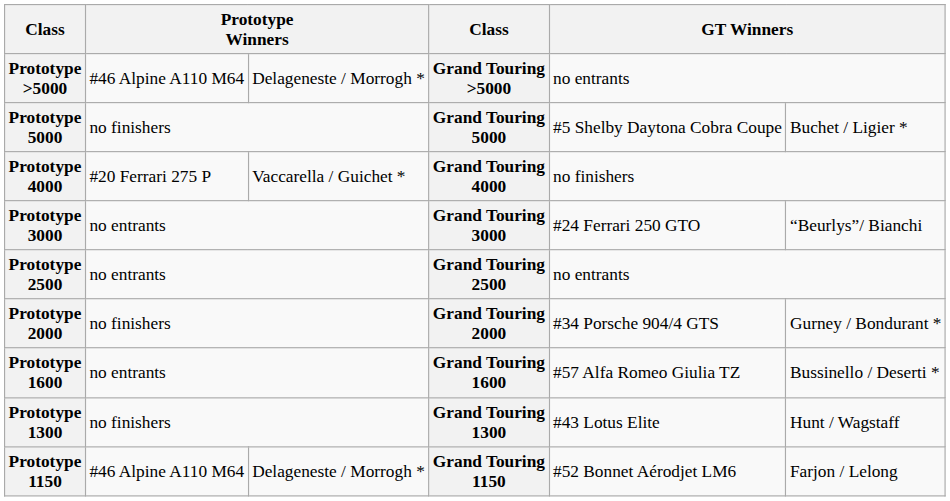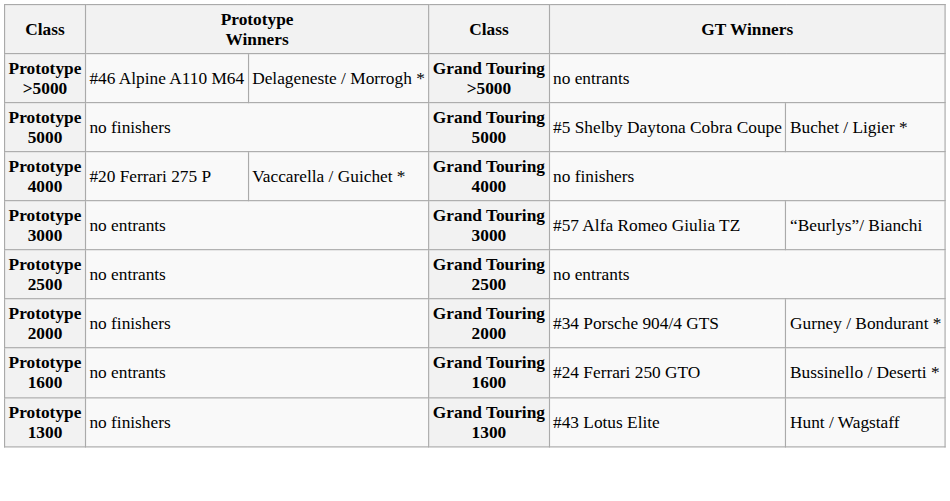(627, 225) #24 Ferrari 250 GTO -> (647, 225) #57 Alfa Romeo Giulia TZ
(647, 372) #57 Alfa Romeo Giulia TZ -> (627, 372) #24 Ferrari 250 GTO
- row: (45, 471)
